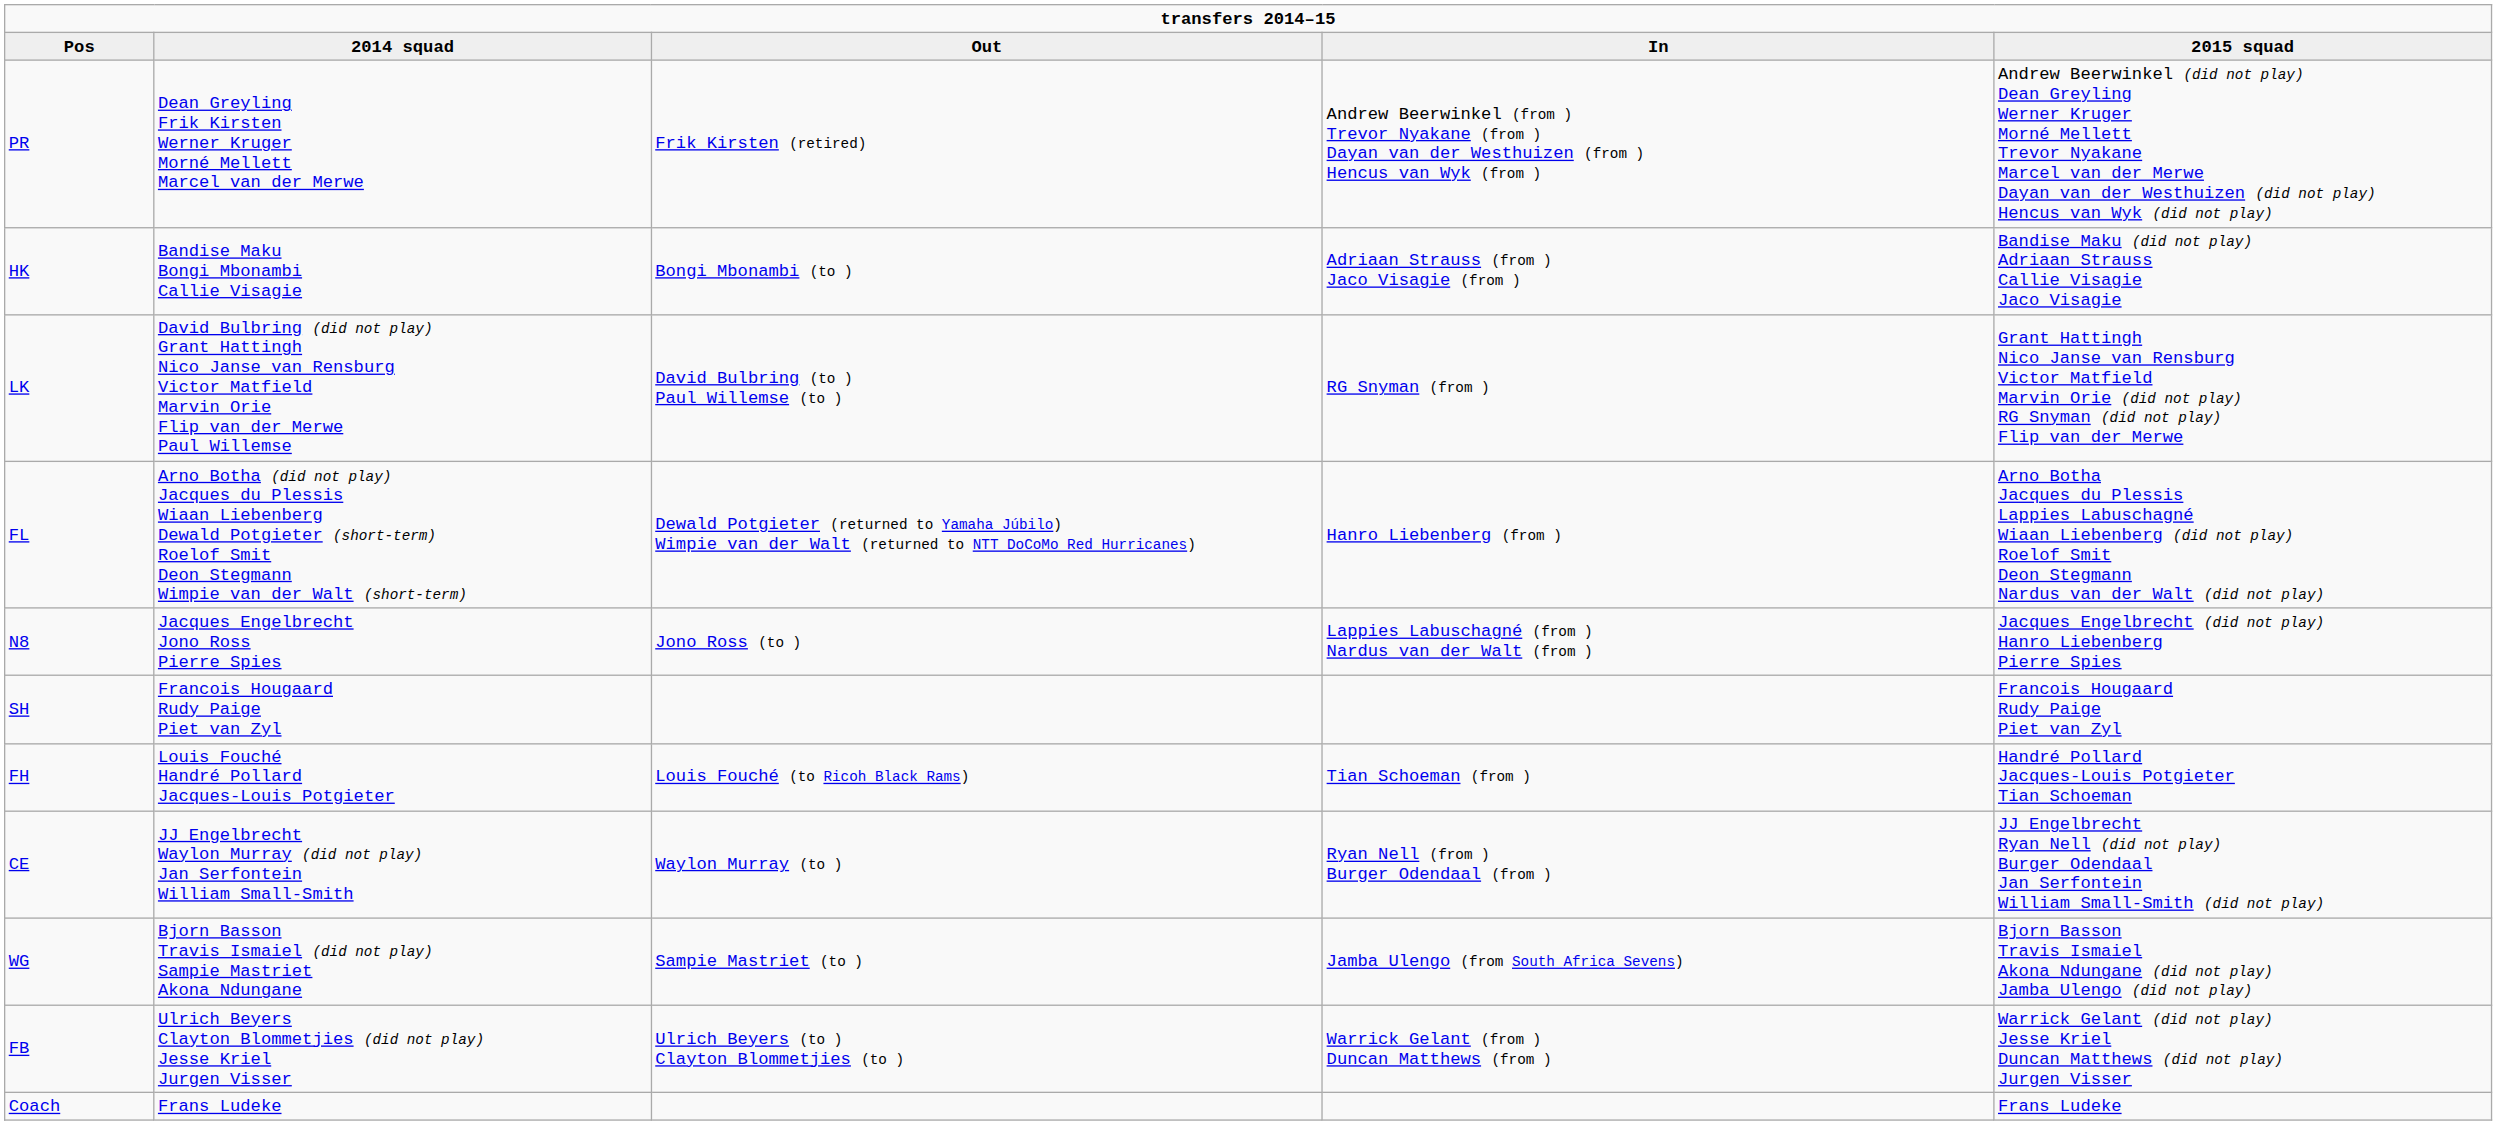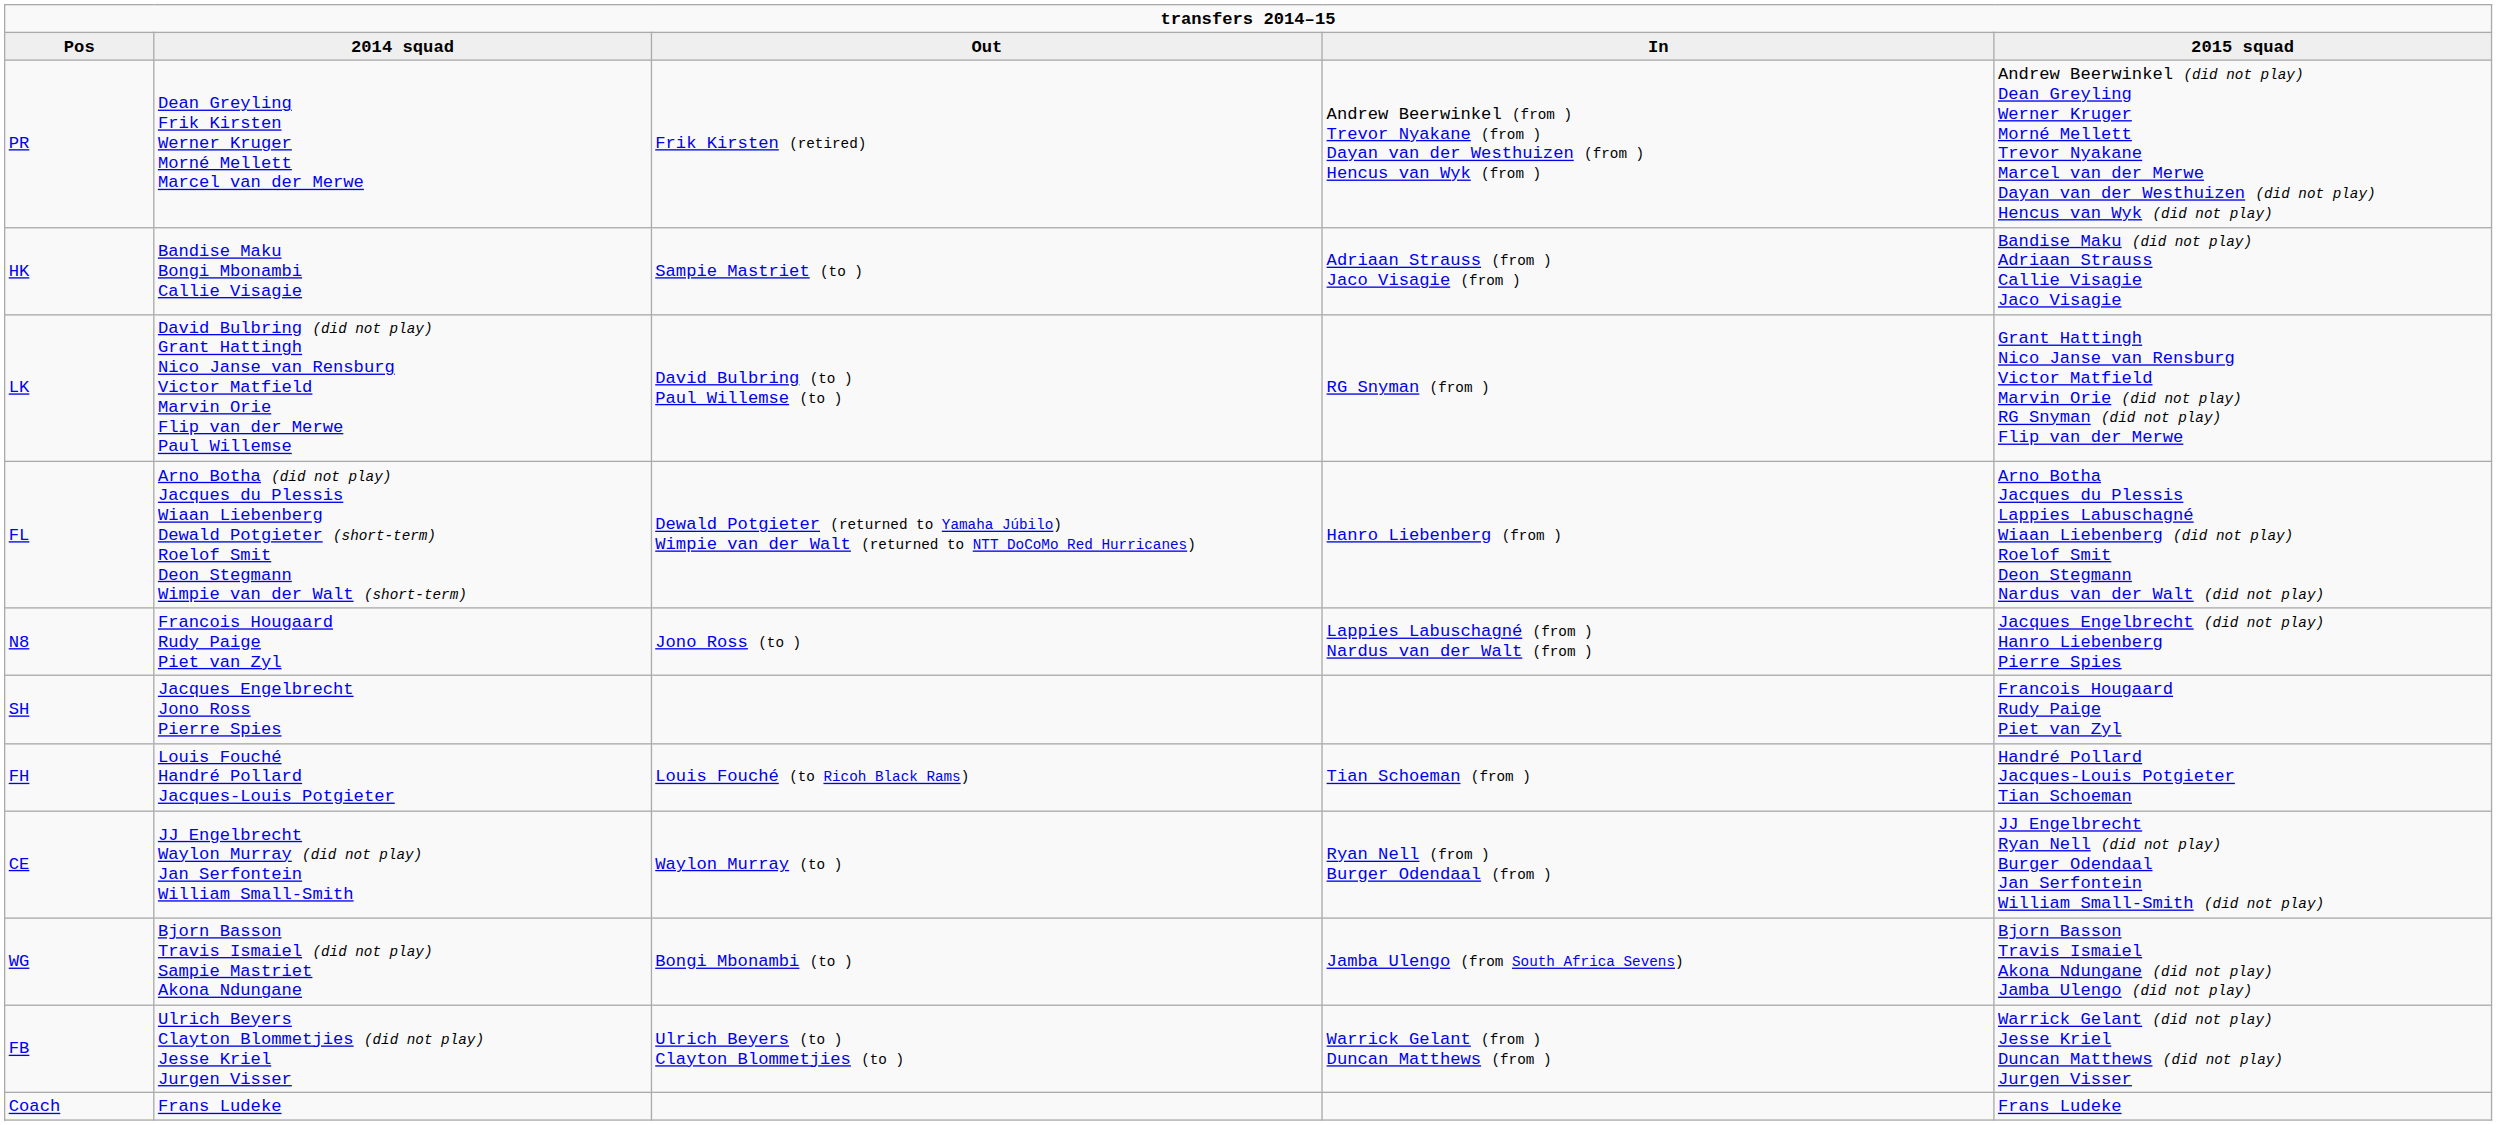(754, 271) Bongi Mbonambi (to ) -> (759, 271) Sampie Mastriet (to )
(256, 642) Jacques Engelbrecht Jono Ross Pierre Spies -> (245, 642) Francois Hougaard Rudy Paige Piet van Zyl
(245, 709) Francois Hougaard Rudy Paige Piet van Zyl -> (256, 709) Jacques Engelbrecht Jono Ross Pierre Spies
(759, 962) Sampie Mastriet (to ) -> (754, 962) Bongi Mbonambi (to )
